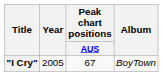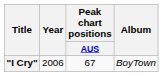(53, 63) 2005 -> (53, 63) 2006
